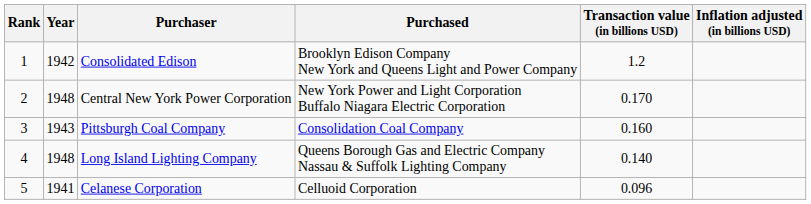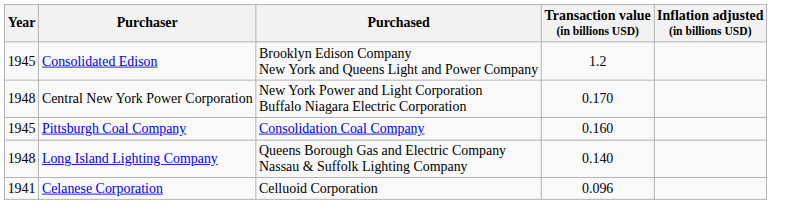- column: (24, 23)
(60, 61) 1942 -> (22, 61) 1945
(60, 128) 1943 -> (22, 128) 1945
